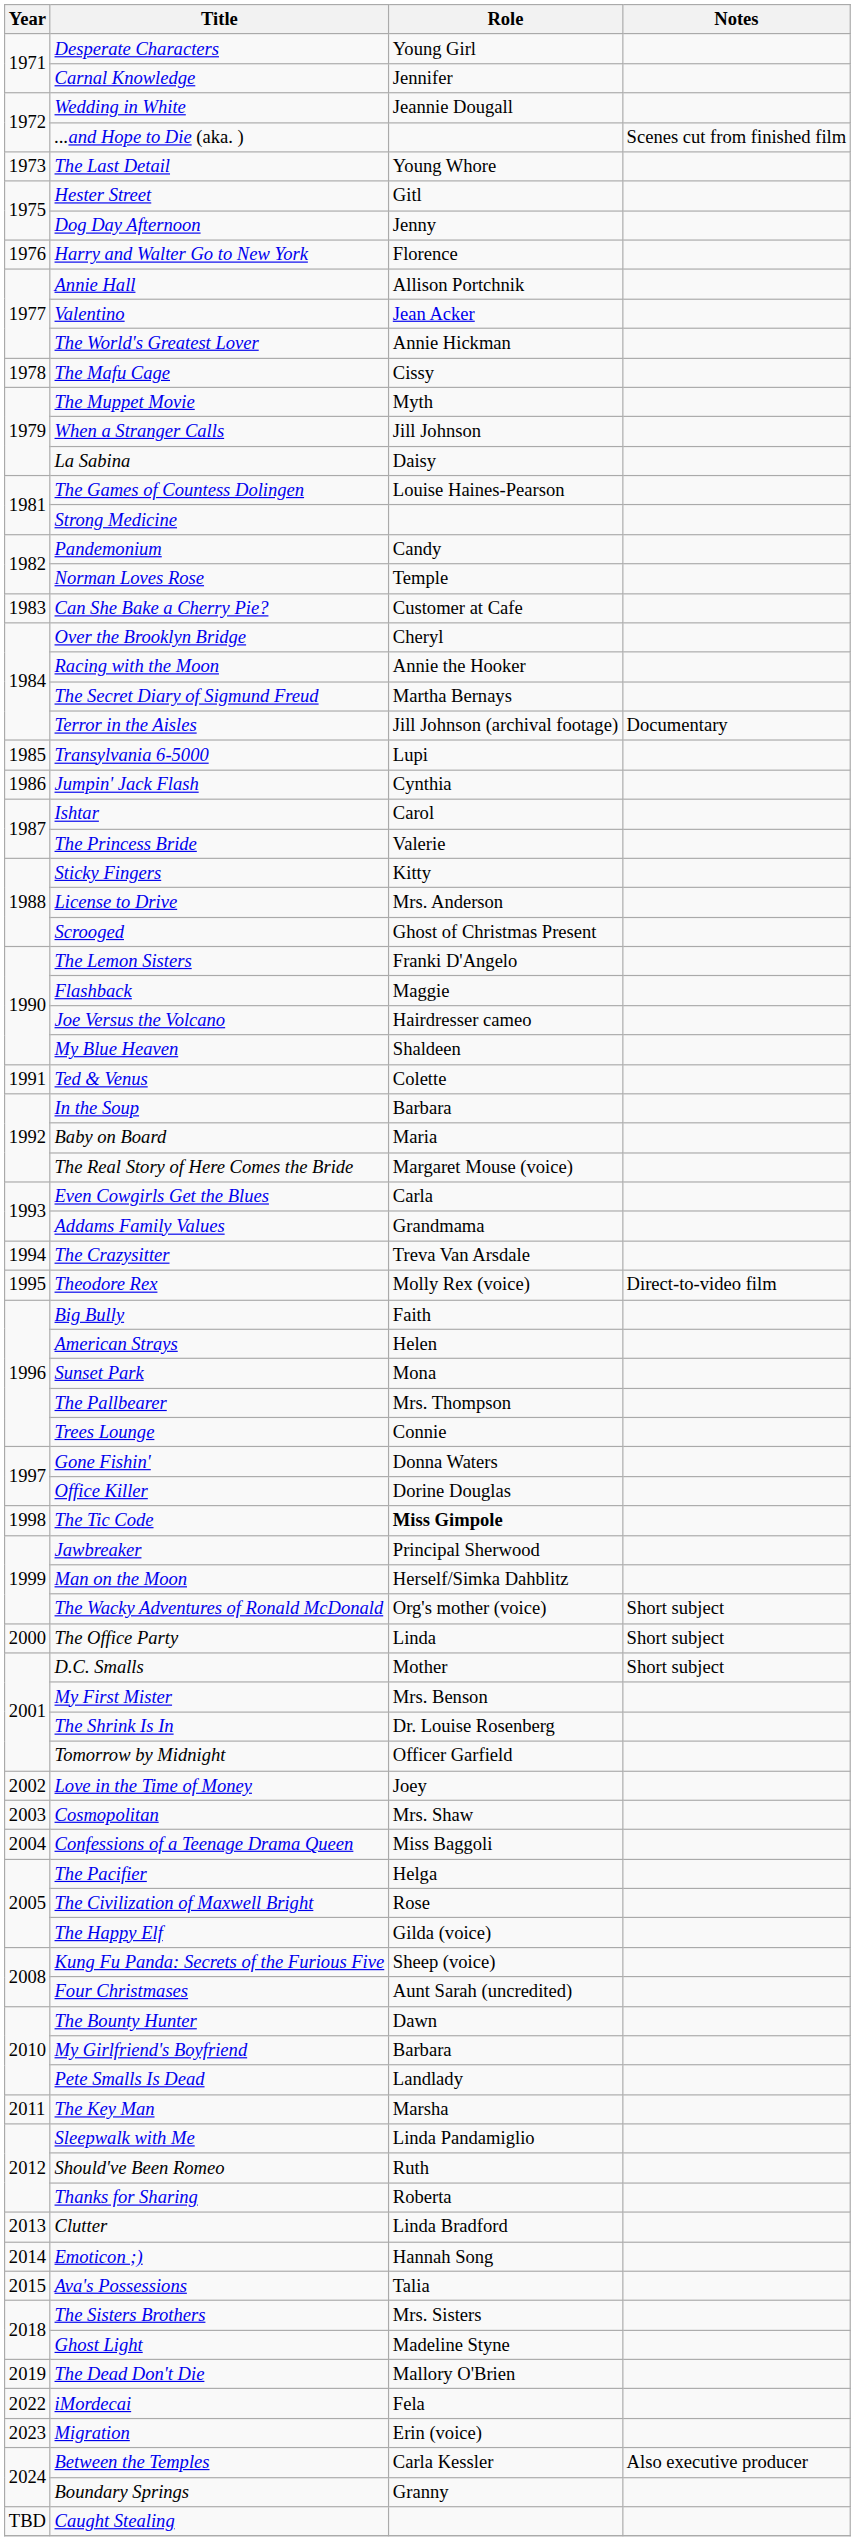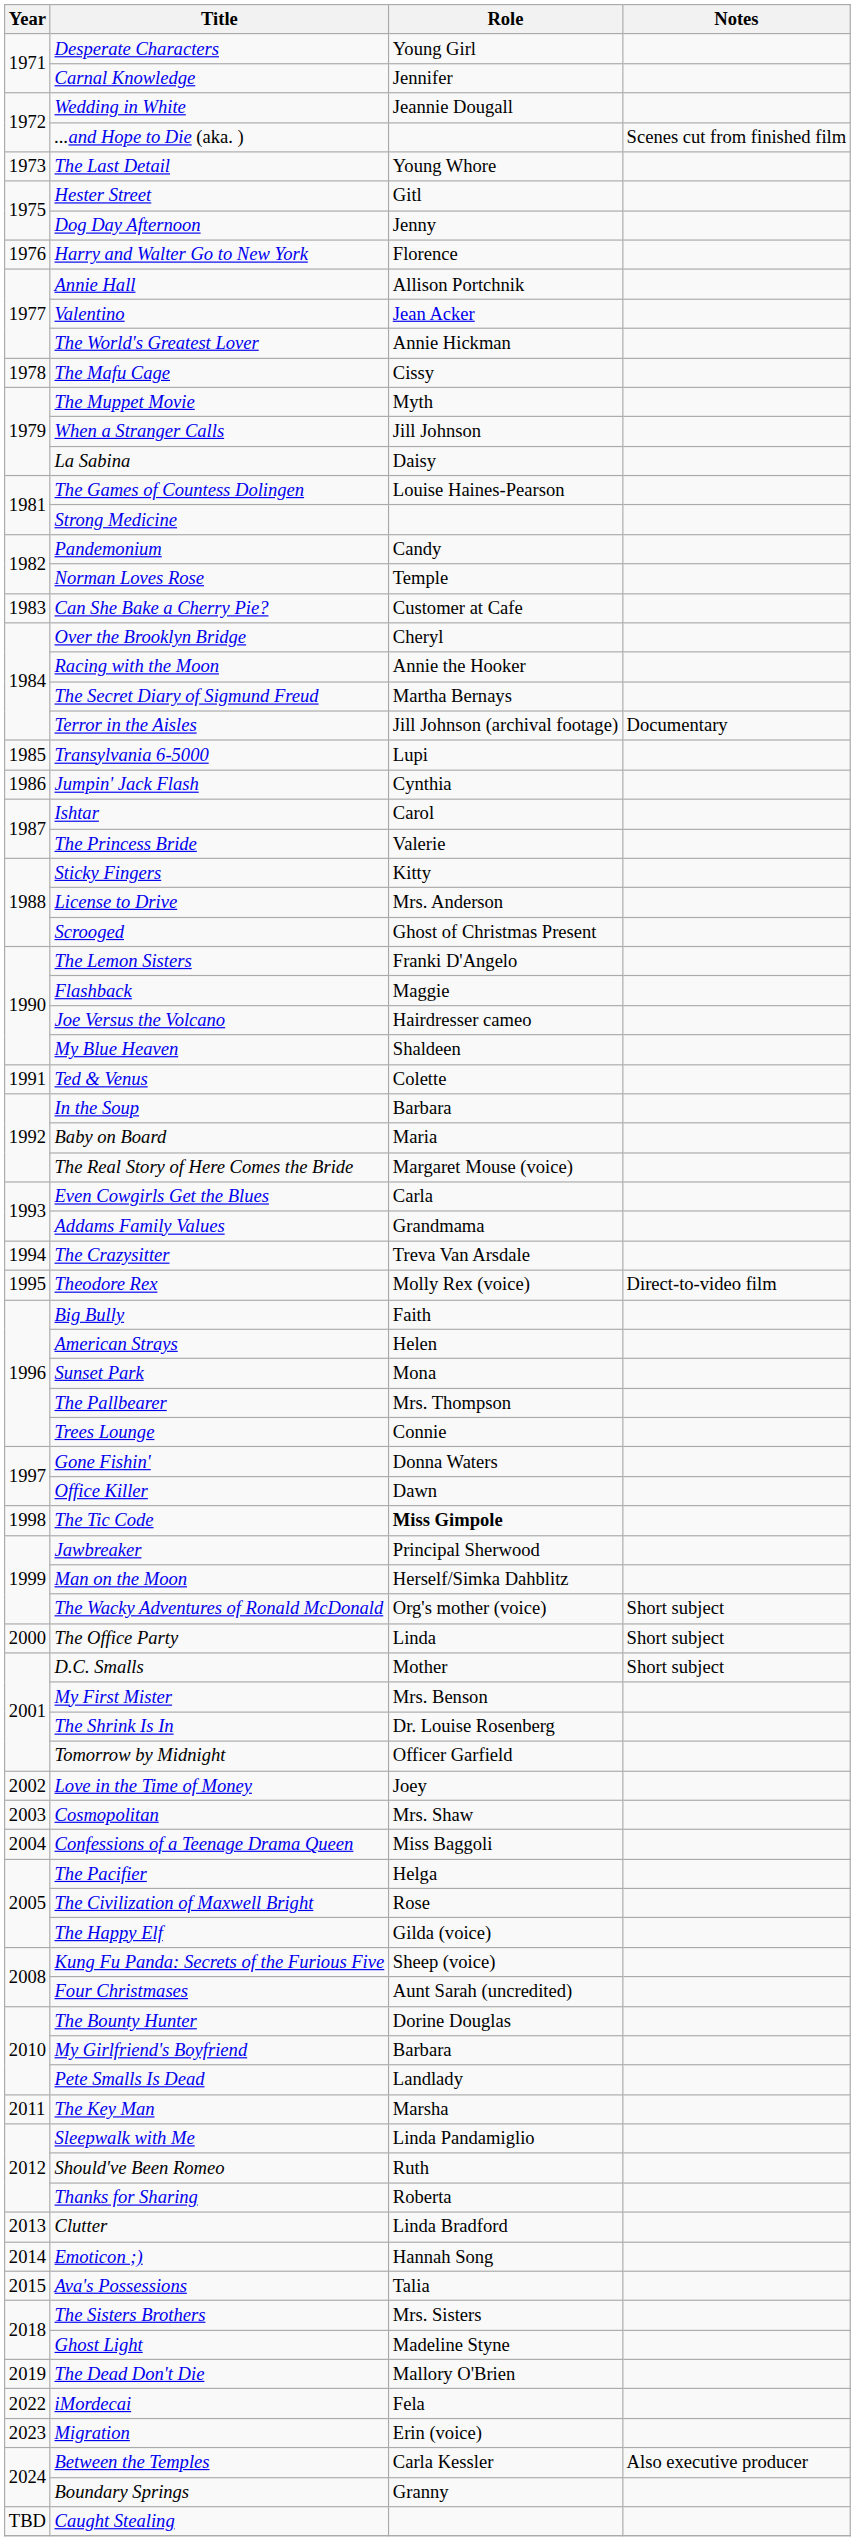(452, 1490) Dorine Douglas -> (415, 1490) Dawn
(415, 2020) Dawn -> (452, 2020) Dorine Douglas
